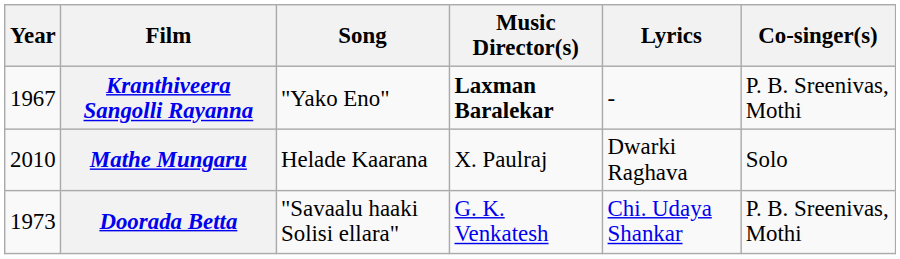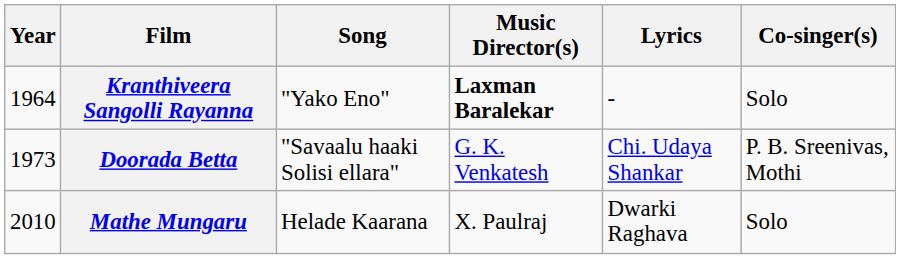(33, 97) 1967 -> (33, 97) 1964
(817, 97) P. B. Sreenivas, Mothi -> (767, 97) Solo
rows swapped: (168, 221) <-> (168, 159)
